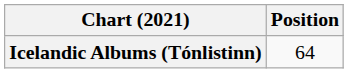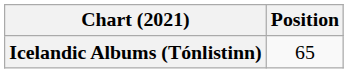(305, 51) 64 -> (305, 51) 65
